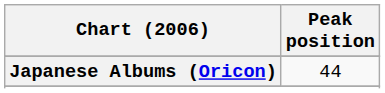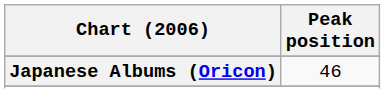(330, 72) 44 -> (330, 72) 46
